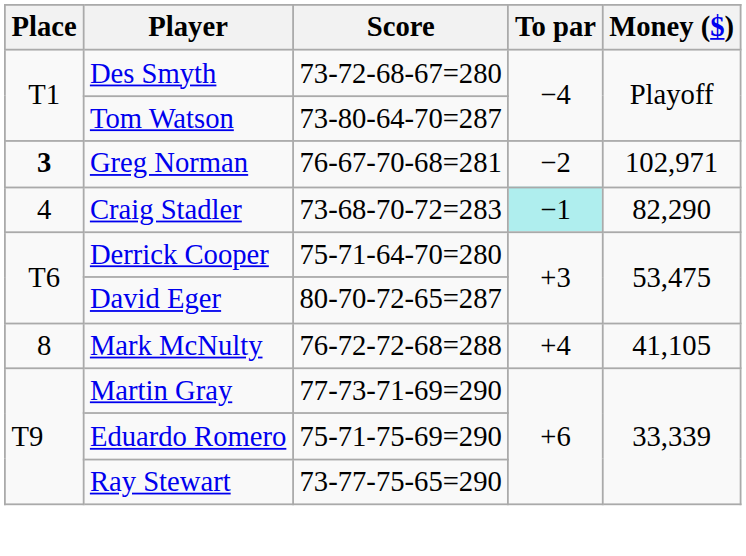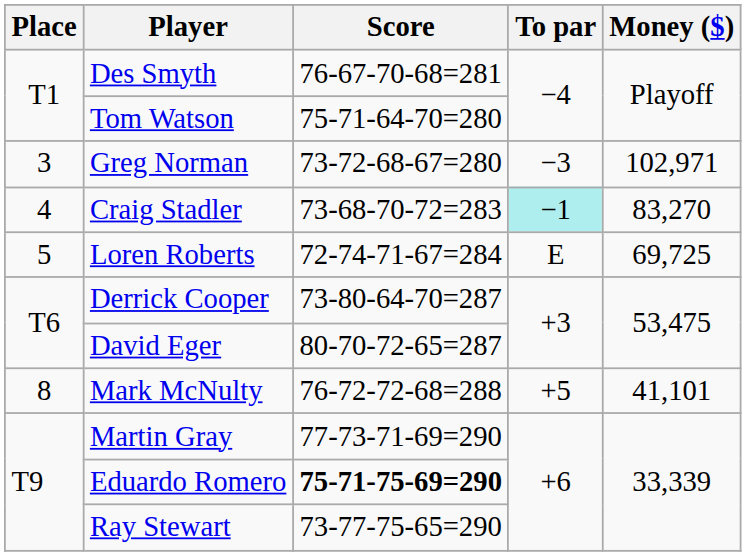(401, 72) 73-72-68-67=280 -> (401, 72) 76-67-70-68=281
(401, 118) 73-80-64-70=287 -> (401, 118) 75-71-64-70=280
(44, 163) bold -> (44, 163) normal
(401, 163) 76-67-70-68=281 -> (401, 163) 73-72-68-67=280
(555, 163) −2 -> (556, 163) −3
(672, 208) 82,290 -> (672, 208) 83,270
+ row: (172, 254)
(401, 254) 75-71-64-70=280 -> (401, 299) 73-80-64-70=287
(555, 345) +4 -> (556, 390) +5
(672, 345) 41,105 -> (672, 390) 41,101
(401, 436) normal -> (401, 481) bold
